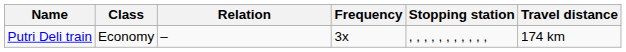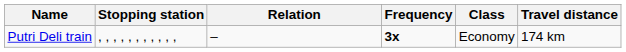columns swapped: (126, 15) <-> (462, 15)
(342, 36) normal -> (392, 36) bold
